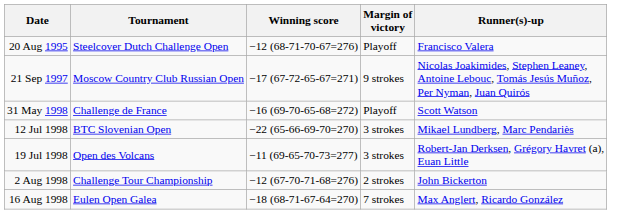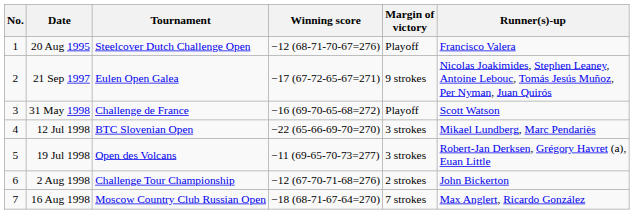+ column: (15, 20)
(158, 78) Moscow Country Club Russian Open -> (137, 78) Eulen Open Galea
(115, 199) Eulen Open Galea -> (181, 199) Moscow Country Club Russian Open
